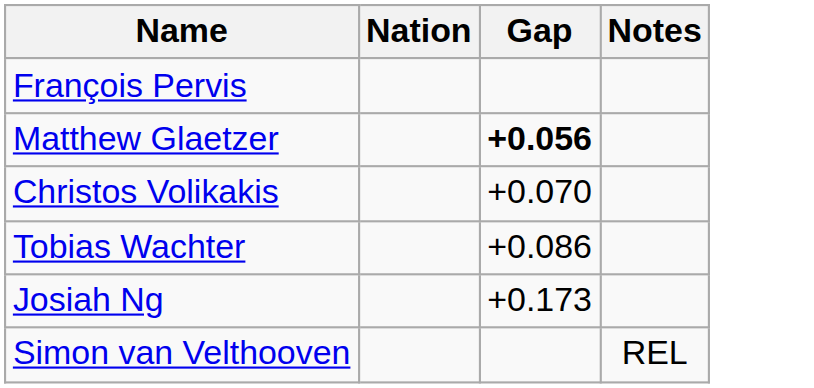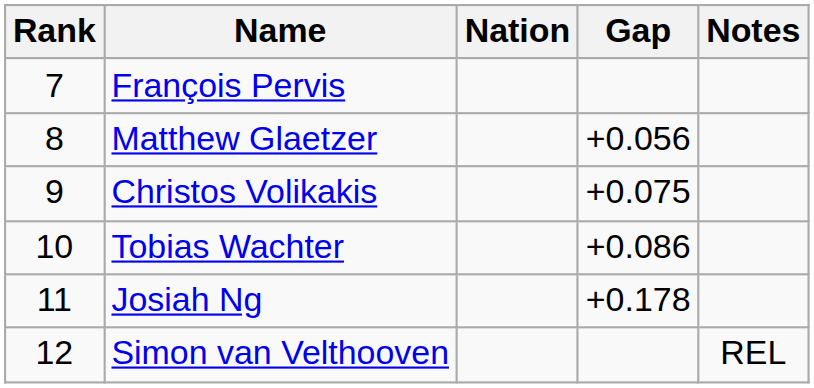+ column: (54, 31)
(540, 138) bold -> (638, 138) normal
(540, 192) +0.070 -> (638, 192) +0.075
(540, 300) +0.173 -> (638, 300) +0.178
